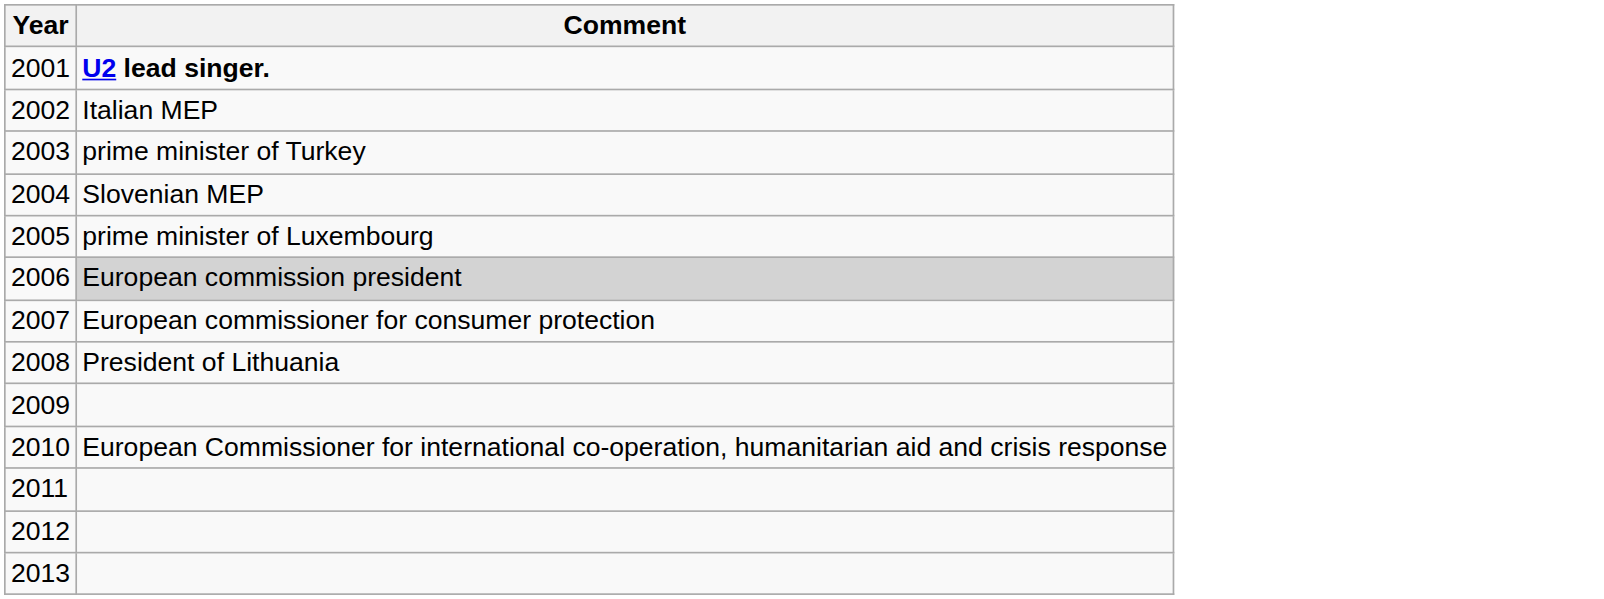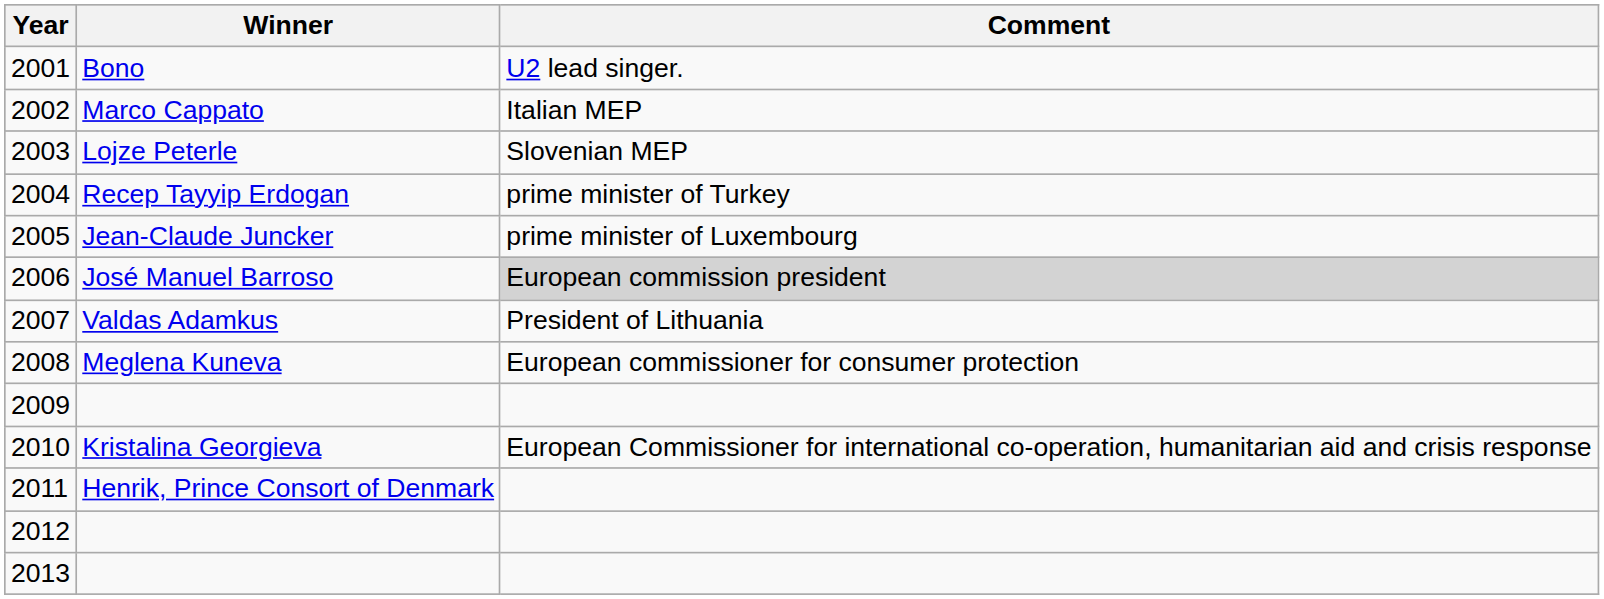+ column: (288, 25)
(176, 67) bold -> (595, 67) normal
(224, 151) prime minister of Turkey -> (597, 151) Slovenian MEP
(173, 194) Slovenian MEP -> (648, 194) prime minister of Turkey
(369, 320) European commissioner for consumer protection -> (635, 320) President of Lithuania
(211, 362) President of Lithuania -> (793, 362) European commissioner for consumer protection
